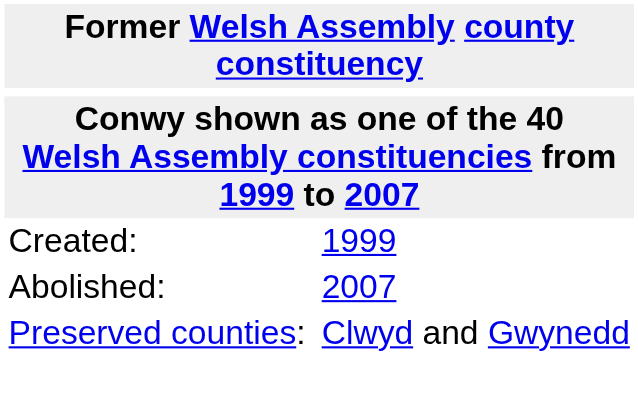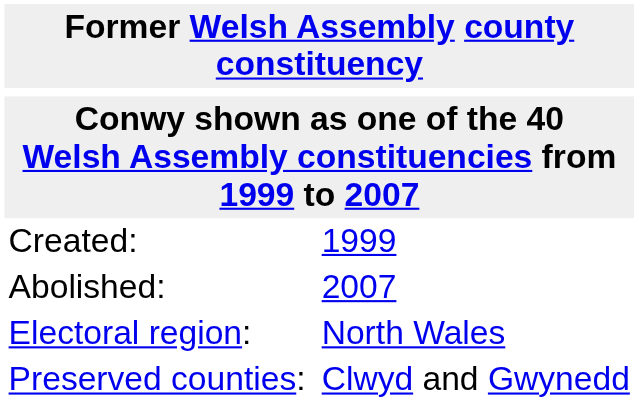+ row: (130, 333)
